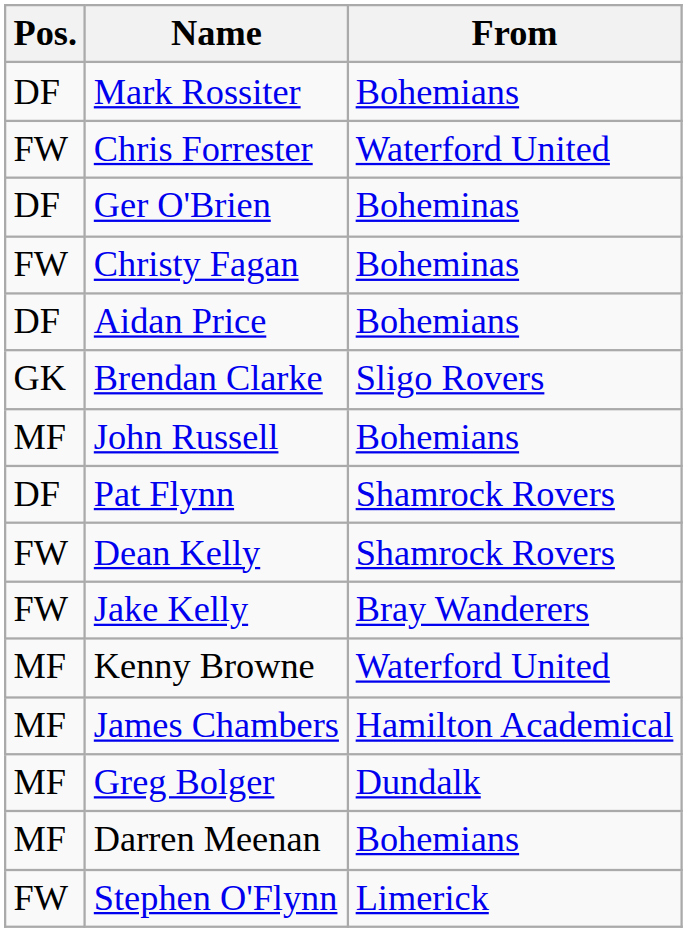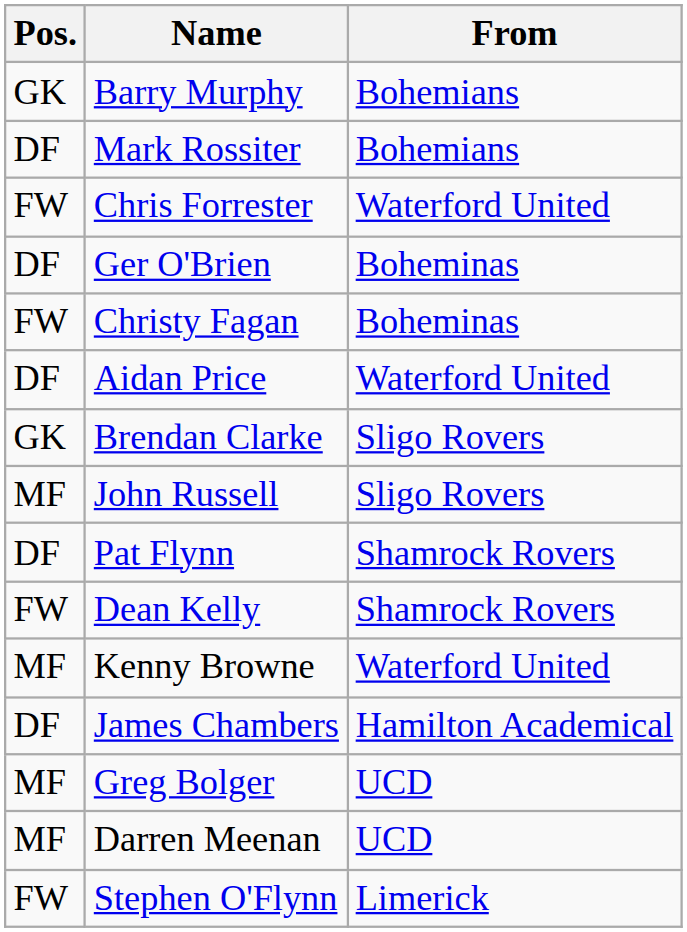+ row: (198, 90)
(437, 321) Bohemians -> (483, 378) Waterford United
(437, 436) Bohemians -> (450, 494) Sligo Rovers
- row: (171, 609)
(40, 724) MF -> (37, 724) DF
(418, 782) Dundalk -> (394, 782) UCD
(437, 839) Bohemians -> (394, 839) UCD
